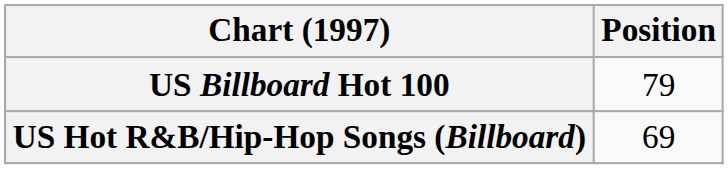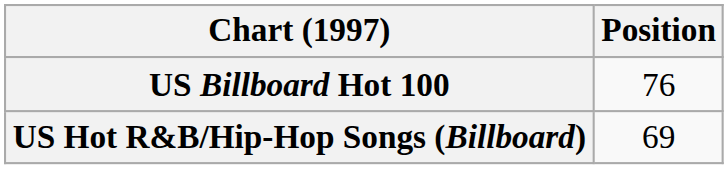(659, 83) 79 -> (659, 83) 76
